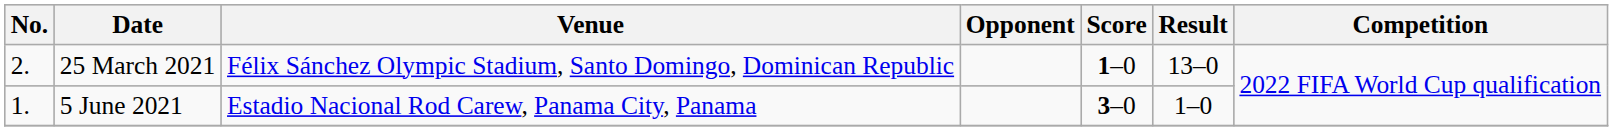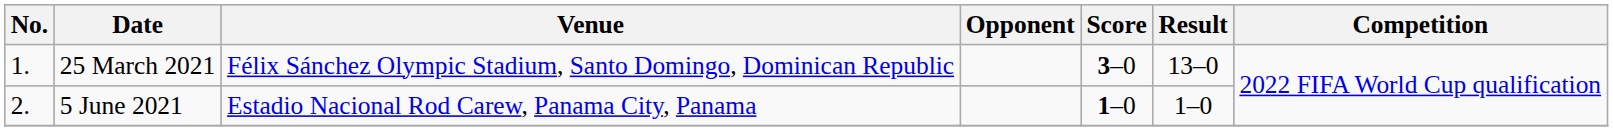(20, 65) 2. -> (20, 65) 1.
(1117, 65) 1–0 -> (1117, 65) 3–0
(20, 105) 1. -> (20, 105) 2.
(1117, 105) 3–0 -> (1117, 105) 1–0
